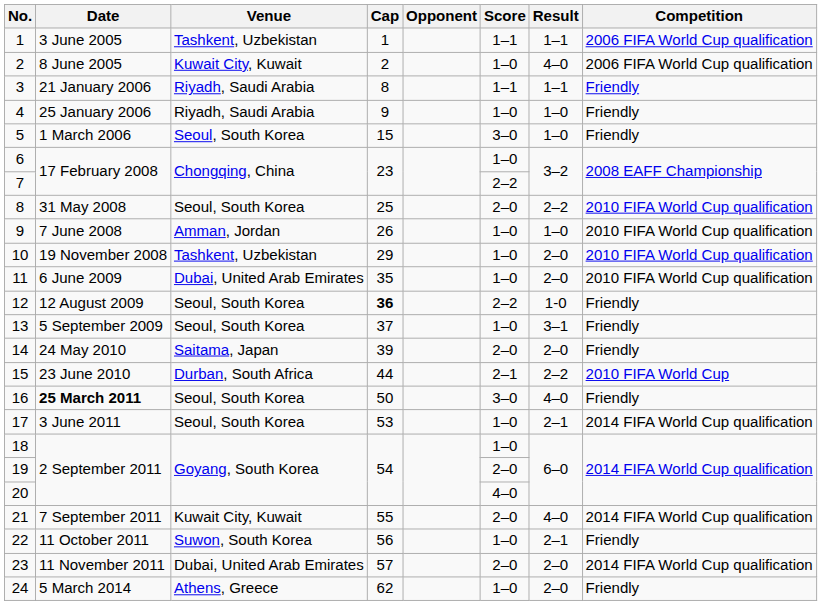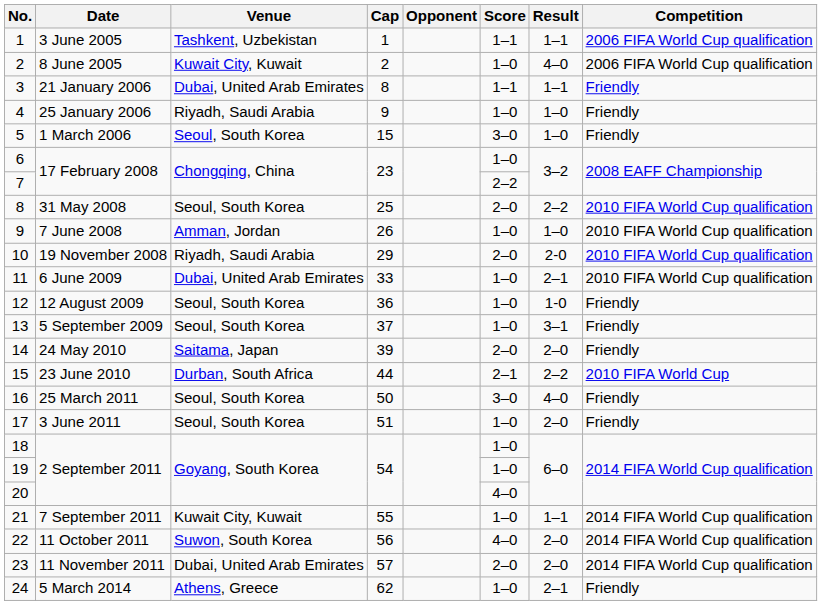(244, 87) Riyadh, Saudi Arabia -> (269, 87) Dubai, United Arab Emirates
(245, 254) Tashkent, Uzbekistan -> (244, 254) Riyadh, Saudi Arabia
(505, 254) 1–0 -> (505, 254) 2–0
(556, 254) 2–0 -> (556, 254) 2-0
(385, 278) 35 -> (385, 278) 33
(556, 278) 2–0 -> (556, 278) 2–1
(385, 302) bold -> (385, 302) normal
(505, 302) 2–2 -> (505, 302) 1–0
(90, 398) bold -> (89, 398) normal
(385, 421) 53 -> (385, 421) 51
(556, 421) 2–1 -> (556, 421) 2–0
(699, 421) 2014 FIFA World Cup qualification -> (612, 421) Friendly
(505, 469) 2–0 -> (505, 469) 1–0
(505, 517) 2–0 -> (505, 517) 1–0
(556, 517) 4–0 -> (556, 517) 1–1
(505, 541) 1–0 -> (505, 541) 4–0
(556, 541) 2–1 -> (556, 541) 2–0
(612, 541) Friendly -> (699, 541) 2014 FIFA World Cup qualification
(556, 588) 2–0 -> (556, 588) 2–1
